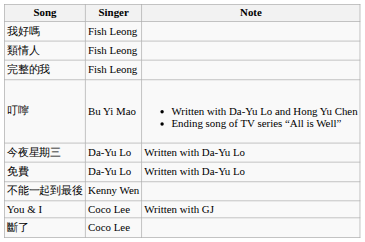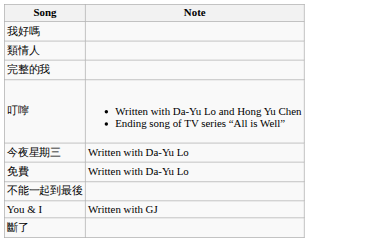- column: (114, 13)
